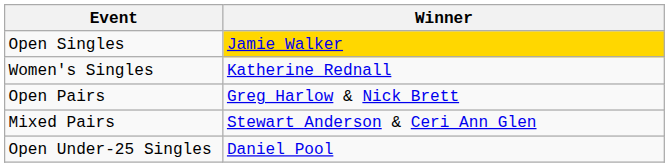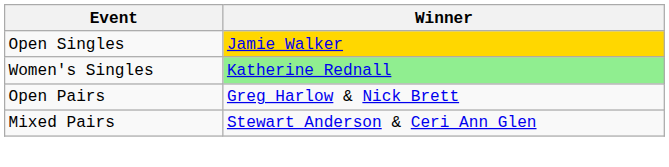(309, 70) no background -> (309, 70) lightgreen background
- row: (110, 149)
